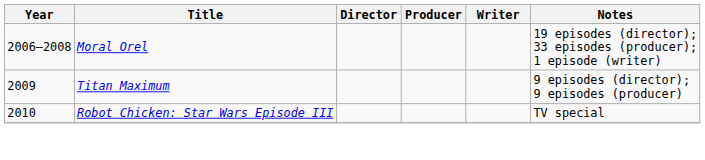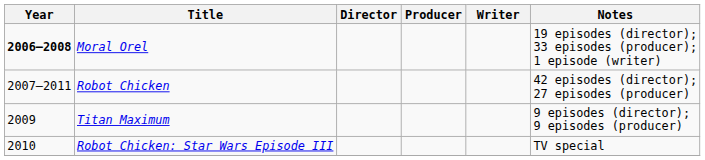(39, 47) normal -> (39, 47) bold
+ row: (123, 87)
